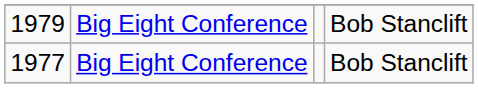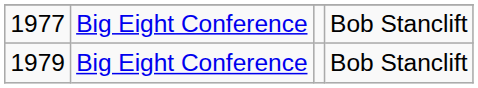rows swapped: (38, 62) <-> (38, 23)
